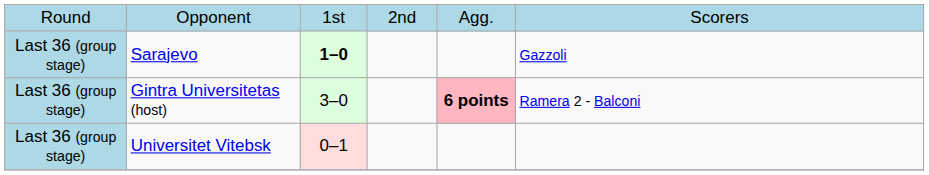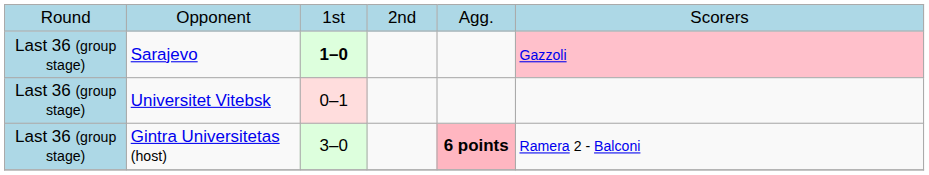(543, 55) no background -> (543, 55) pink background
rows swapped: (201, 146) <-> (205, 100)
